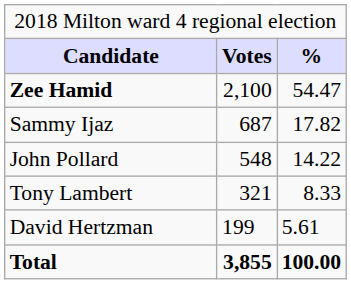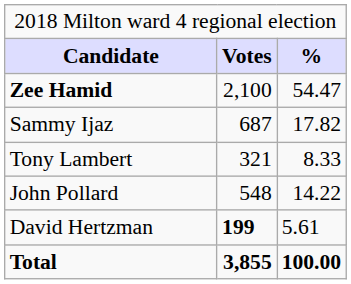rows swapped: (64, 158) <-> (71, 192)
(238, 227) normal -> (238, 227) bold
